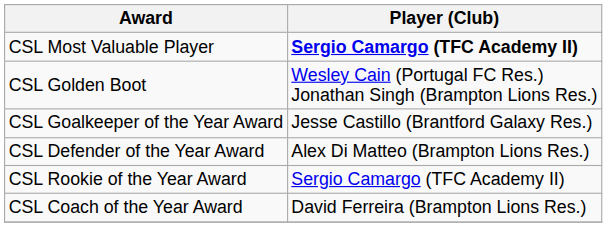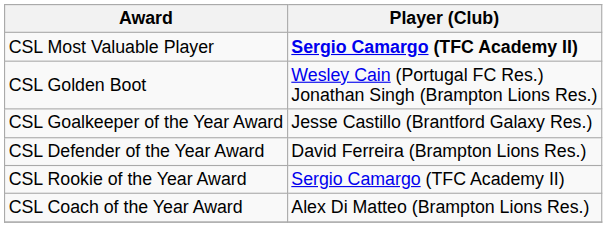(440, 151) Alex Di Matteo (Brampton Lions Res.) -> (439, 151) David Ferreira (Brampton Lions Res.)
(439, 207) David Ferreira (Brampton Lions Res.) -> (440, 207) Alex Di Matteo (Brampton Lions Res.)
